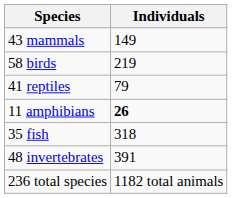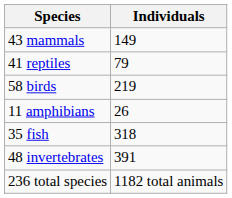rows swapped: (32, 63) <-> (39, 87)
(121, 110) bold -> (121, 110) normal
